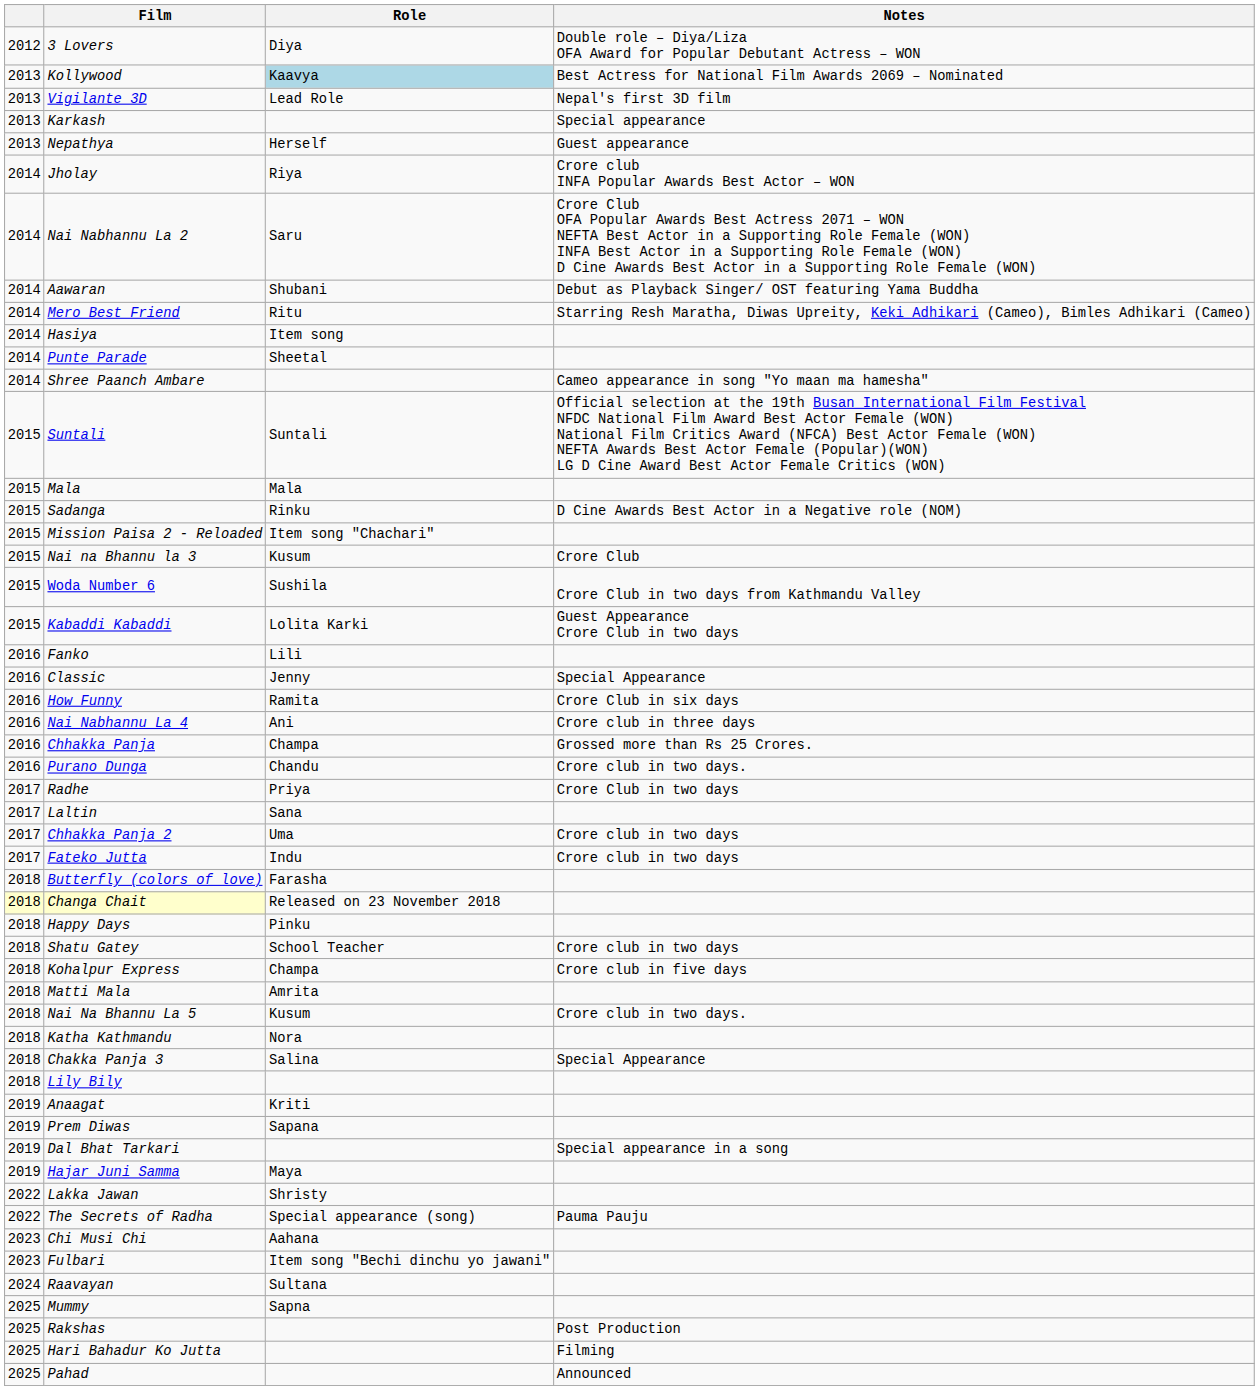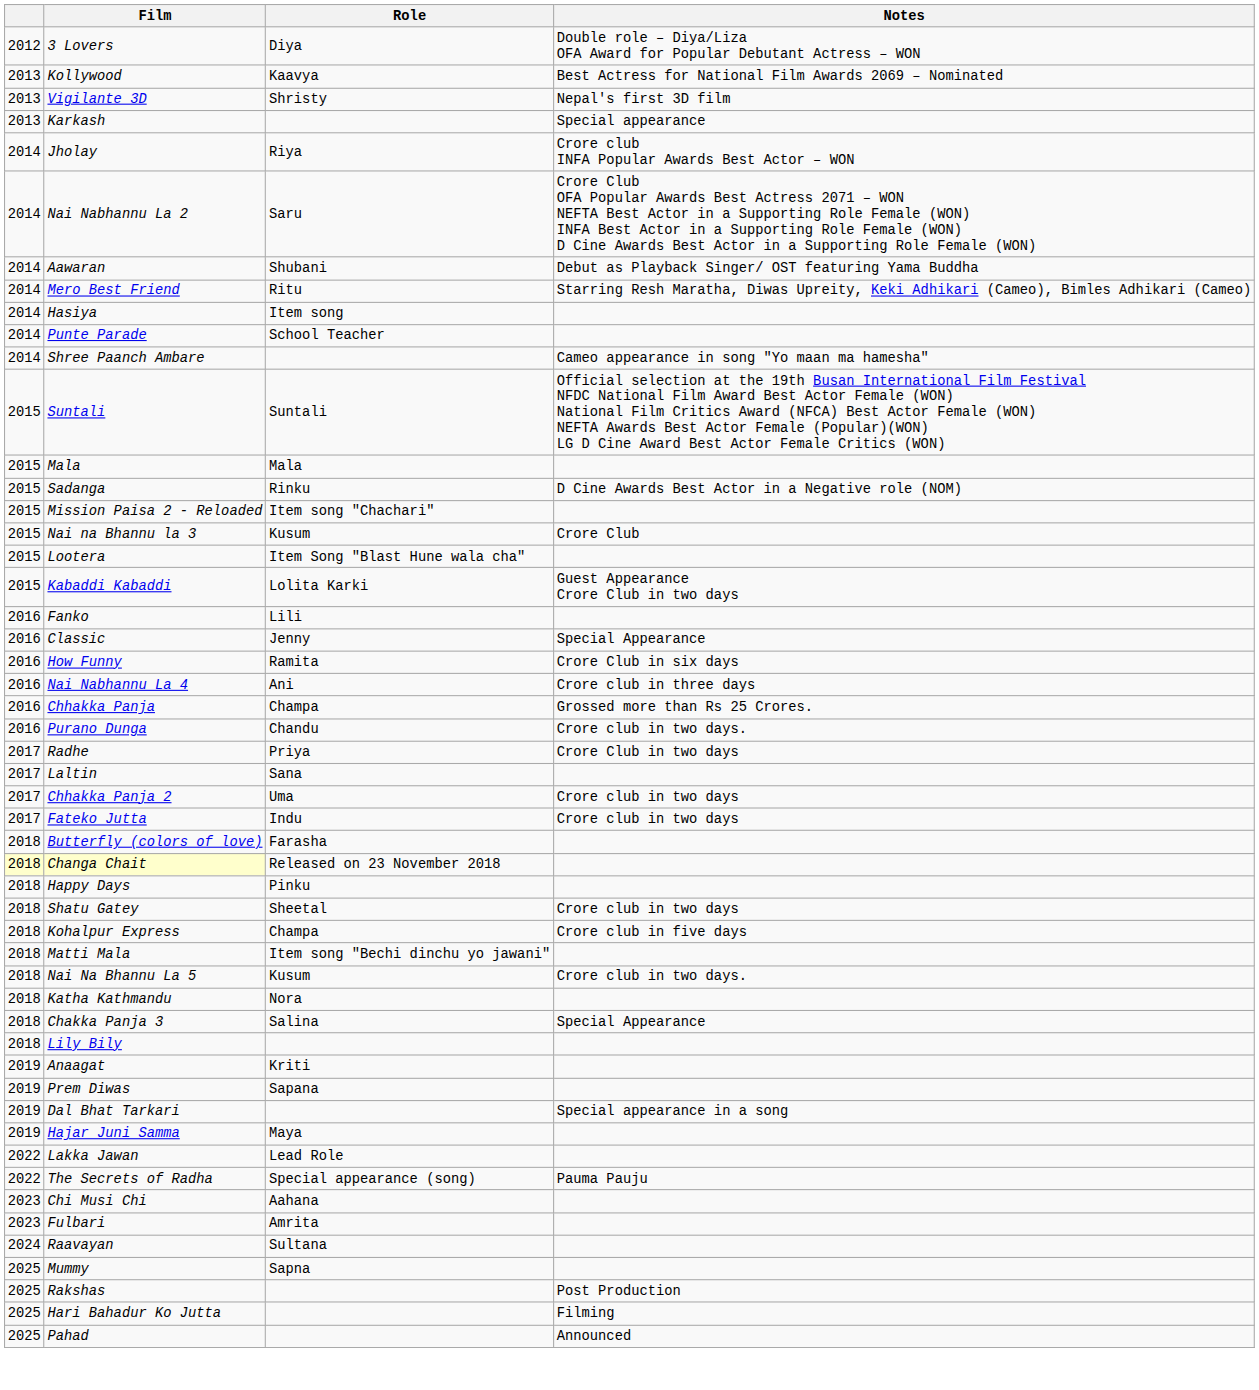(294, 77) lightblue background -> (294, 77) no background
(306, 99) Lead Role -> (298, 99) Shristy
- row: (81, 144)
(298, 358) Sheetal -> (327, 336) School Teacher
- row: (101, 587)
+ row: (76, 557)
(327, 948) School Teacher -> (298, 909) Sheetal
(294, 993) Amrita -> (410, 954) Item song "Bechi dinchu yo jawani"
(298, 1195) Shristy -> (306, 1156) Lead Role
(410, 1262) Item song "Bechi dinchu yo jawani" -> (294, 1224) Amrita
